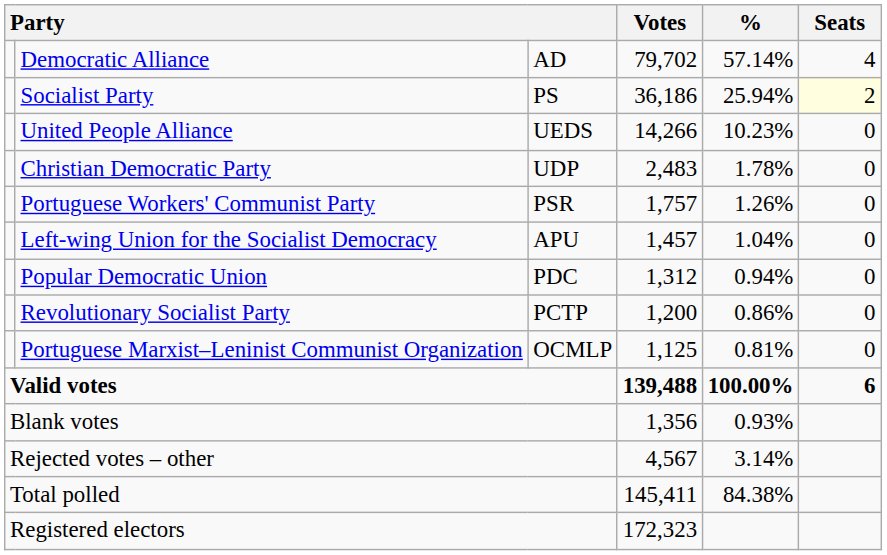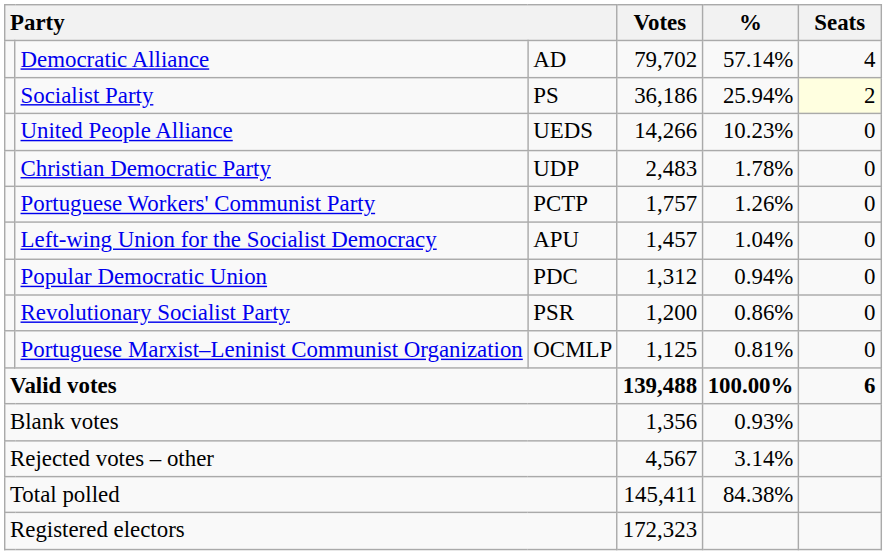(554, 204) PSR -> (561, 204) PCTP
(561, 312) PCTP -> (554, 312) PSR
